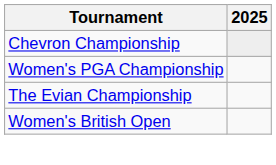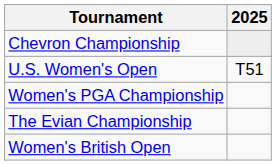+ row: (83, 70)
